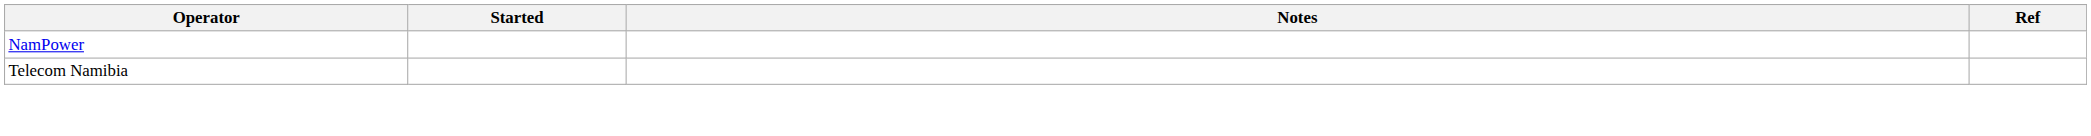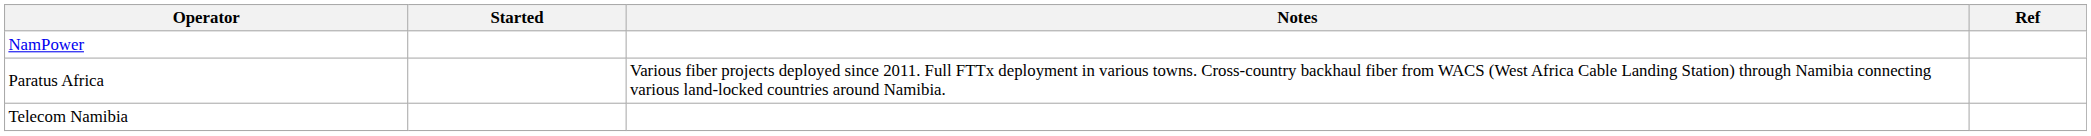+ row: (56, 80)
